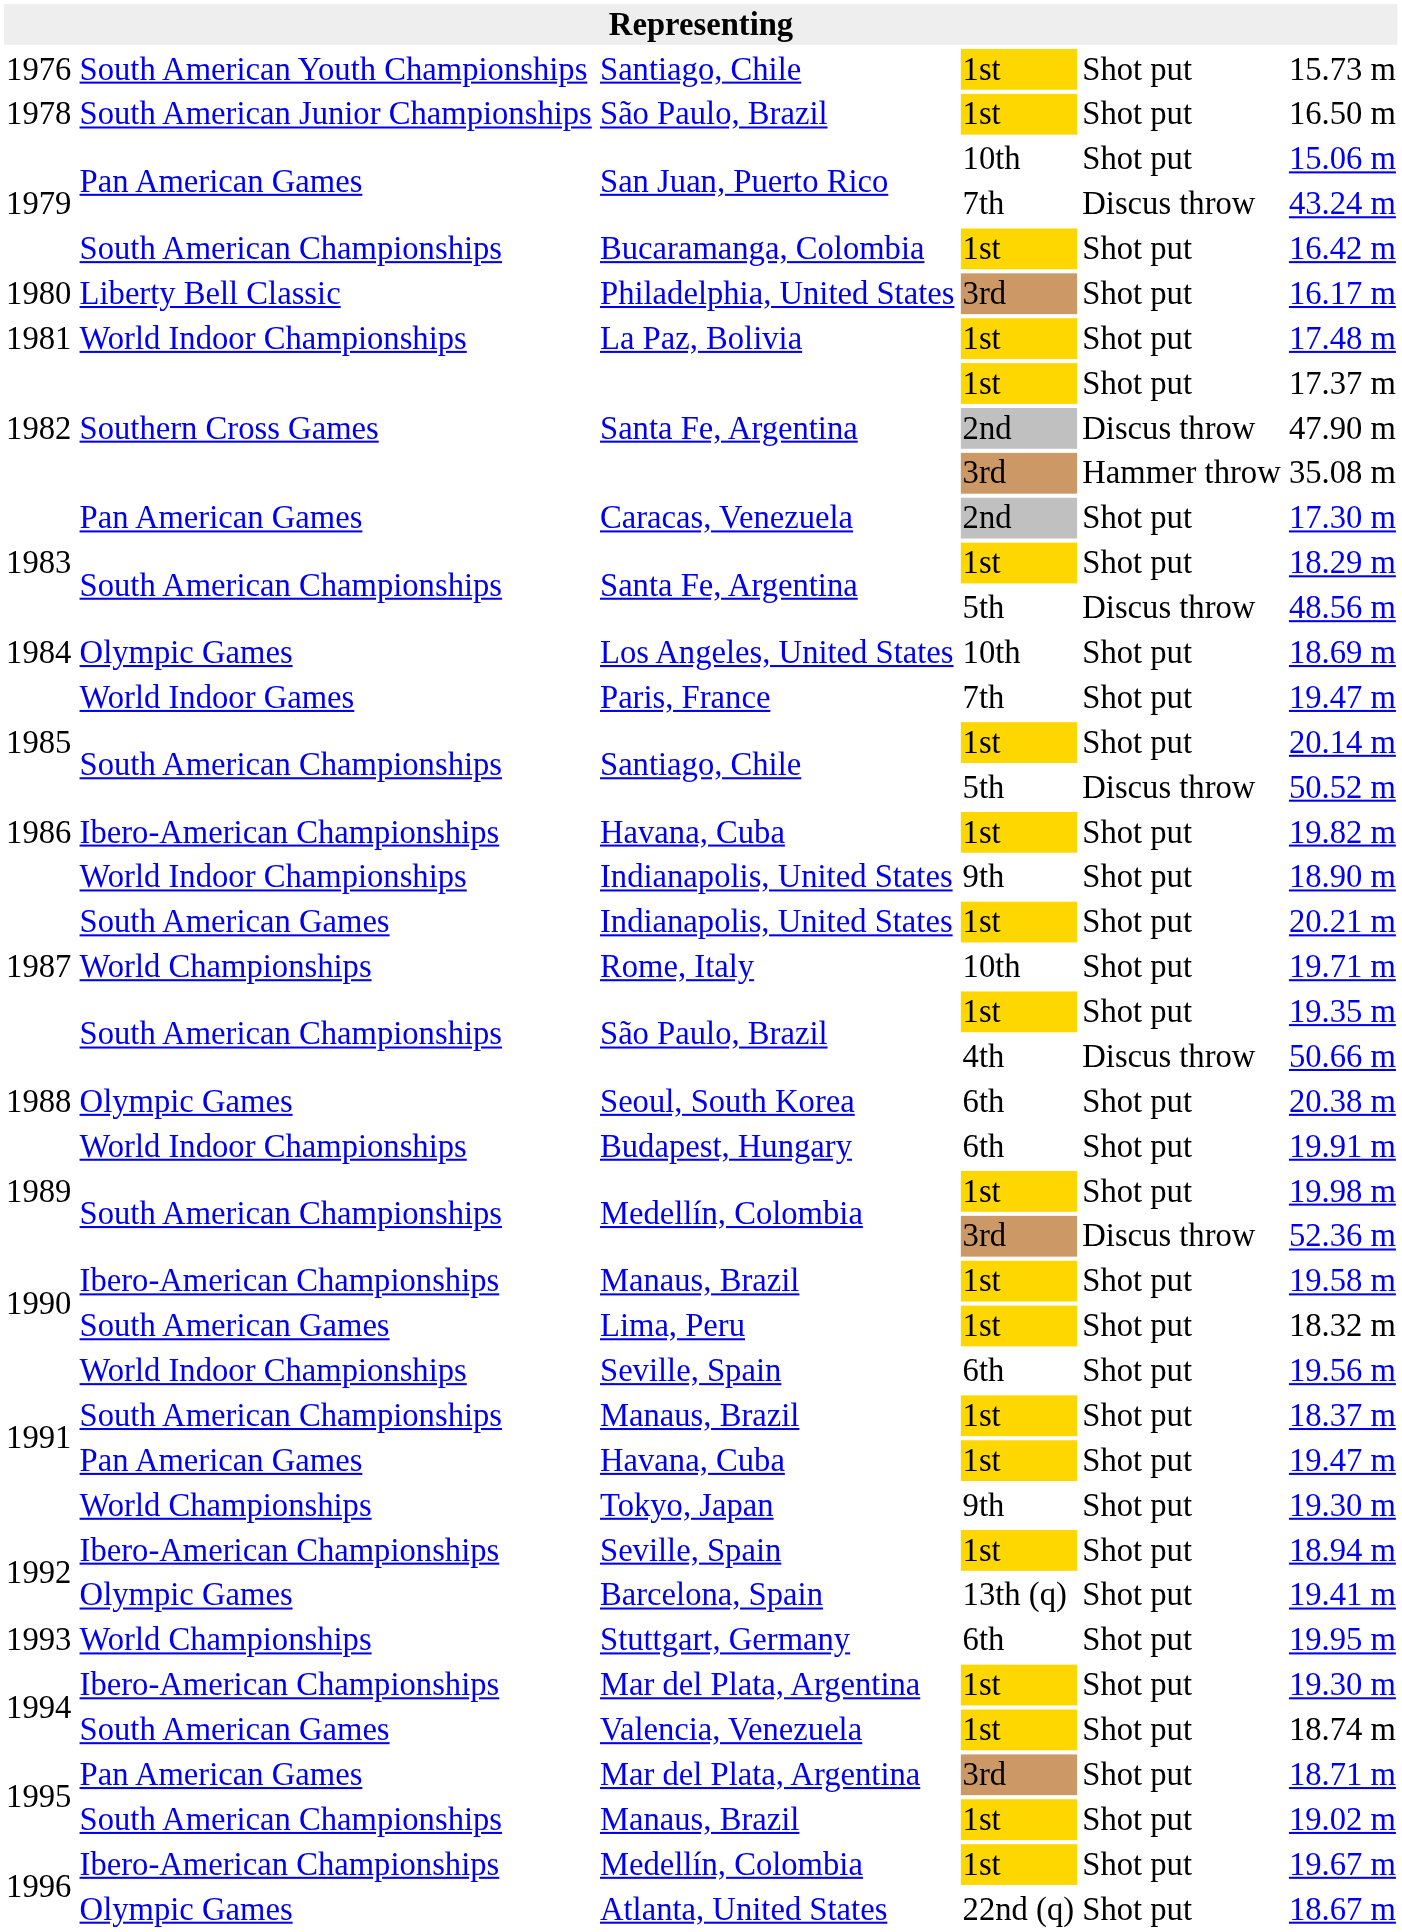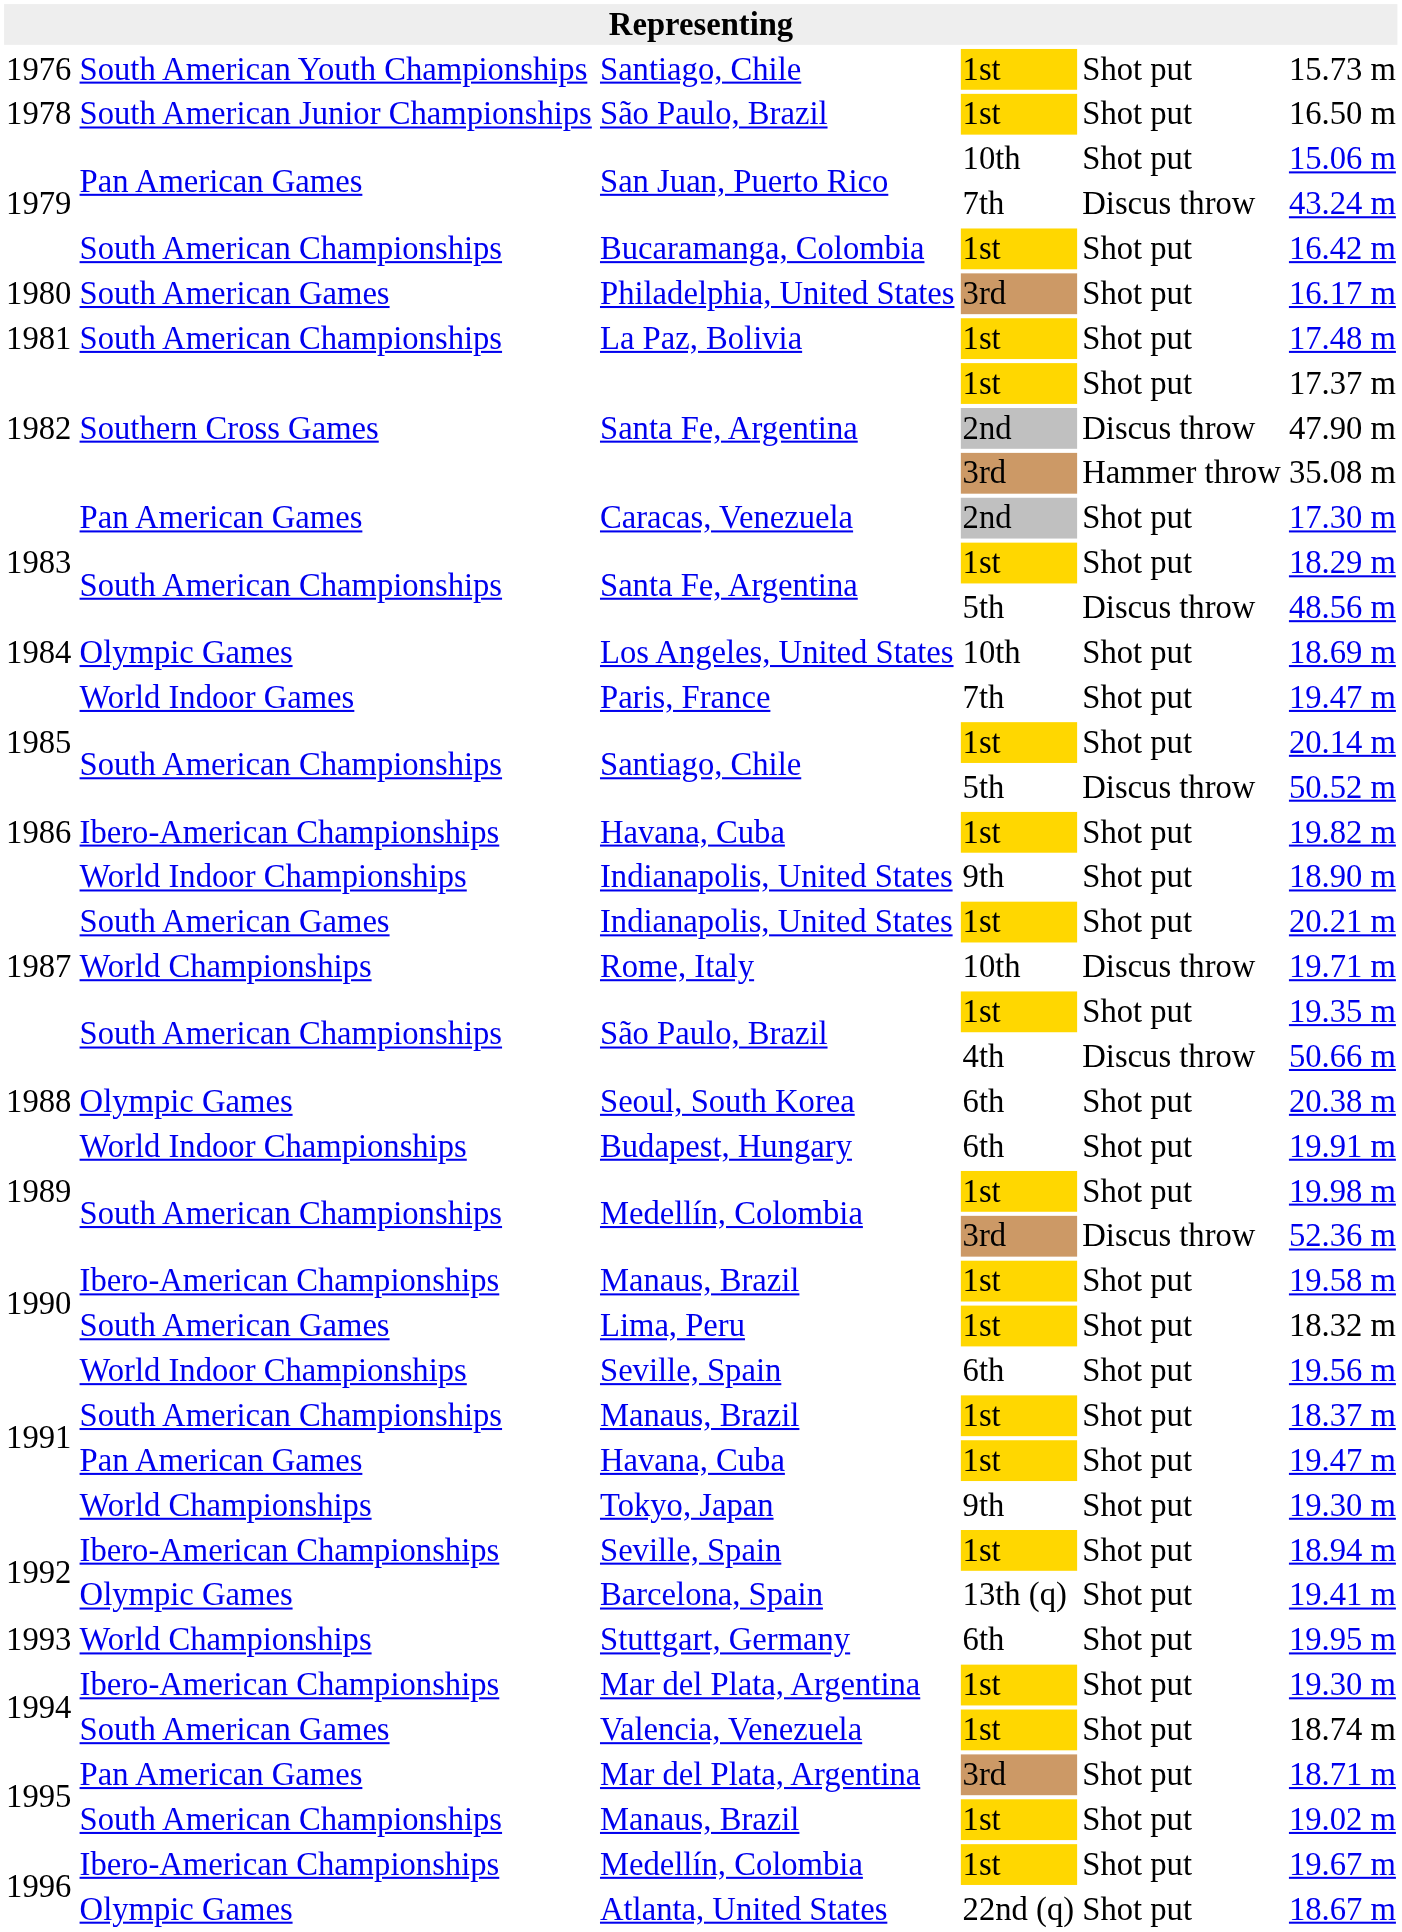(210, 293) Liberty Bell Classic -> (235, 293) South American Games
(273, 338) World Indoor Championships -> (291, 338) South American Championships
(1137, 966) Shot put -> (1169, 966) Discus throw
